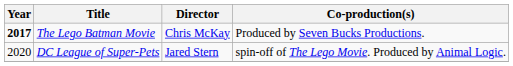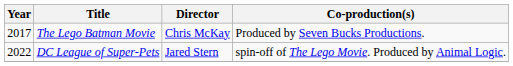(19, 33) bold -> (19, 33) normal
(19, 52) 2020 -> (19, 52) 2022
